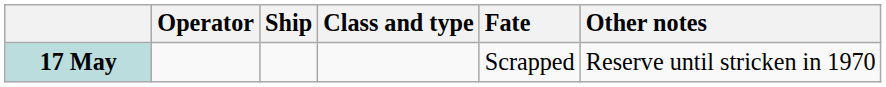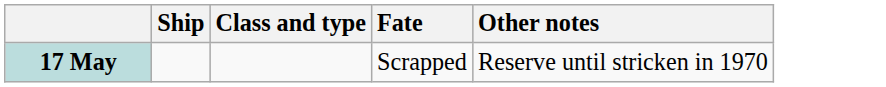- column: (206, 23)
